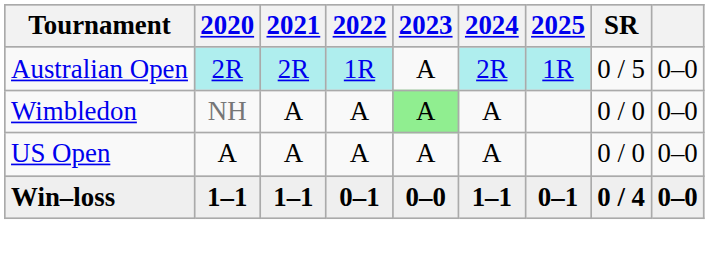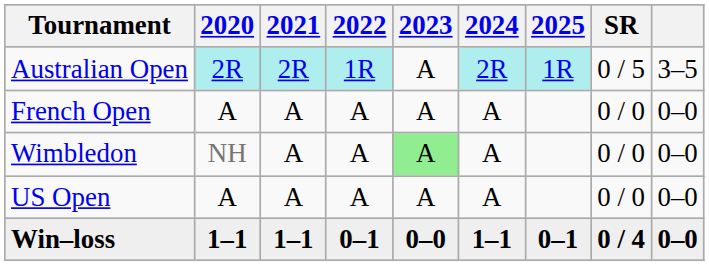(678, 68) 0–0 -> (678, 68) 3–5
+ row: (81, 111)
